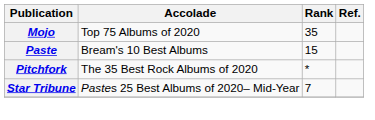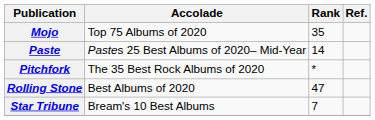(144, 50) Bream's 10 Best Albums -> (197, 50) Pastes 25 Best Albums of 2020– Mid-Year
(311, 50) 15 -> (318, 50) 14
+ row: (45, 87)
(190, 87) Pastes 25 Best Albums of 2020– Mid-Year -> (151, 106) Bream's 10 Best Albums
